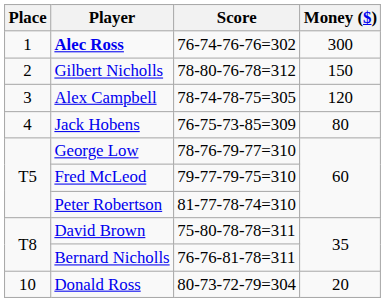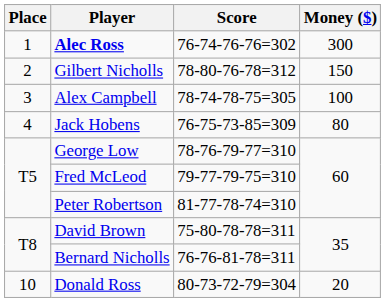(340, 97) 120 -> (340, 97) 100
